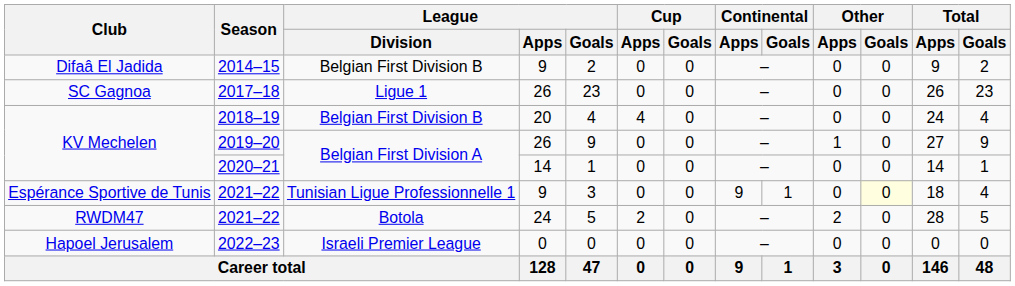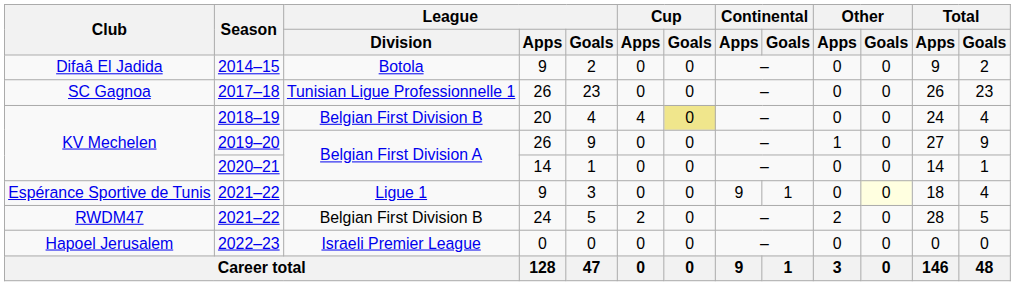(401, 67) Belgian First Division B -> (401, 67) Botola
(401, 92) Ligue 1 -> (401, 92) Tunisian Ligue Professionnelle 1
(690, 117) no background -> (690, 117) khaki background
(401, 192) Tunisian Ligue Professionnelle 1 -> (401, 192) Ligue 1
(401, 218) Botola -> (401, 218) Belgian First Division B
